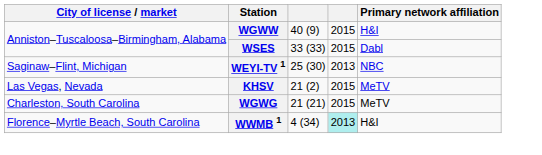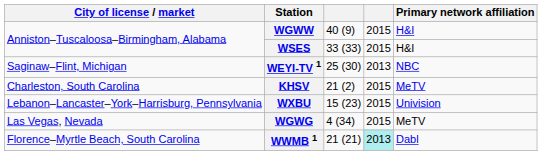(372, 48) Dabl -> (405, 48) H&I
(55, 86) Las Vegas, Nevada -> (73, 86) Charleston, South Carolina
+ row: (294, 103)
(73, 103) Charleston, South Carolina -> (55, 121) Las Vegas, Nevada
(308, 103) 21 (21) -> (341, 121) 4 (34)
(305, 122) 4 (34) -> (344, 140) 21 (21)
(369, 122) H&I -> (407, 140) Dabl
